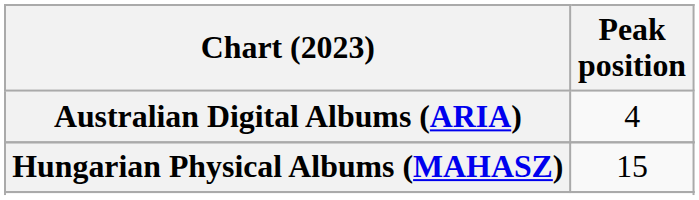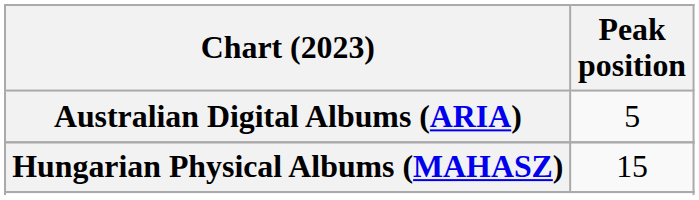(632, 116) 4 -> (632, 116) 5
